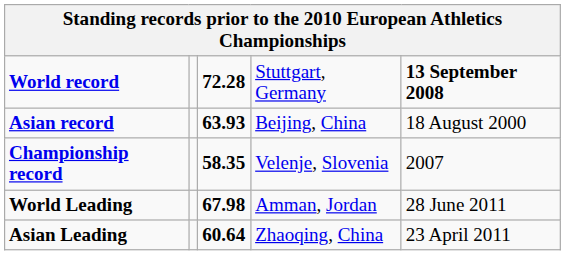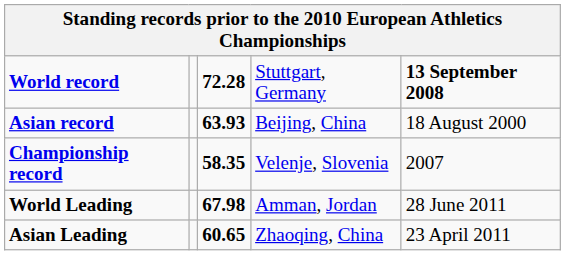(224, 234) 60.64 -> (224, 234) 60.65
